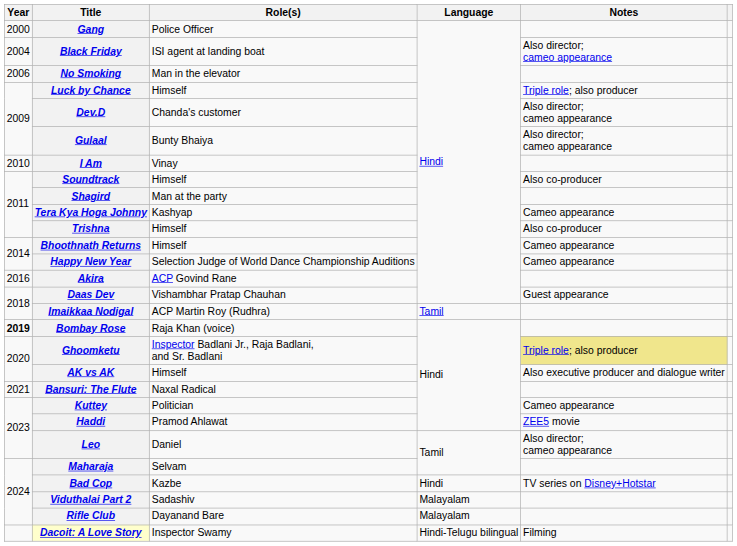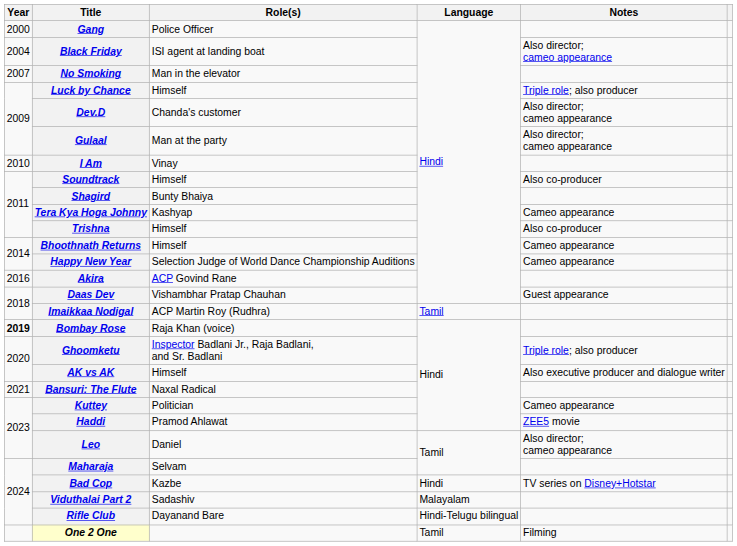(18, 73) 2006 -> (18, 73) 2007
(182, 140) Bunty Bhaiya -> (189, 140) Man at the party
(189, 196) Man at the party -> (182, 196) Bunty Bhaiya
(580, 350) khaki background -> (580, 350) no background
(445, 516) Malayalam -> (469, 516) Hindi-Telugu bilingual
+ row: (91, 533)
- row: (91, 533)
